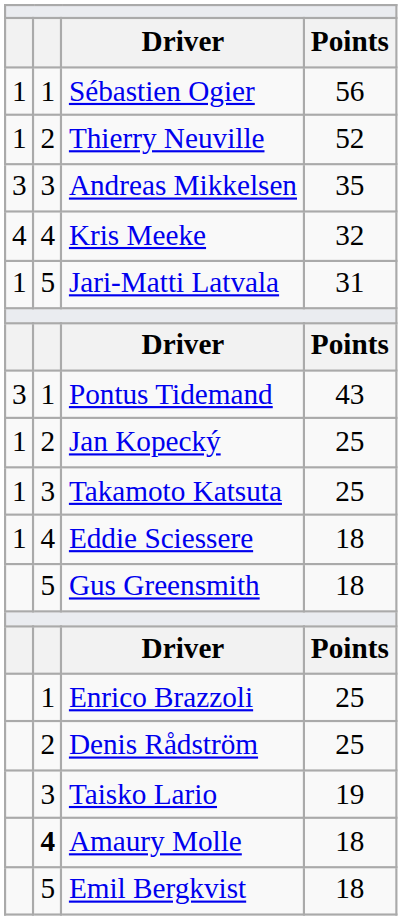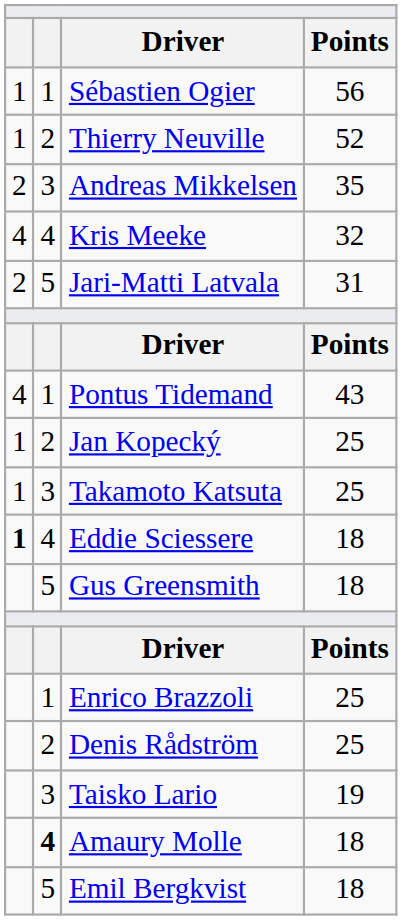(19, 186) 3 -> (19, 186) 2
(19, 283) 1 -> (19, 283) 2
(19, 393) 3 -> (19, 393) 4
(19, 538) normal -> (19, 538) bold
